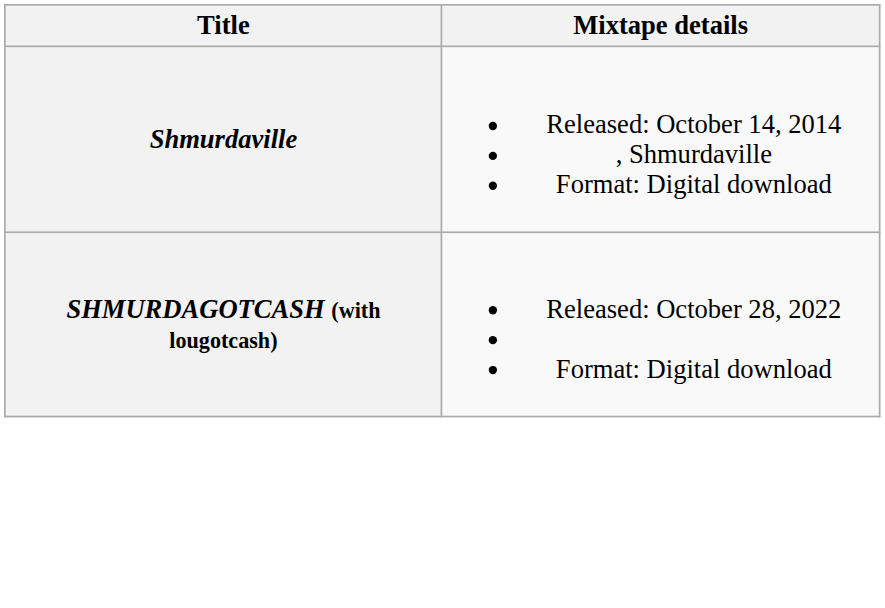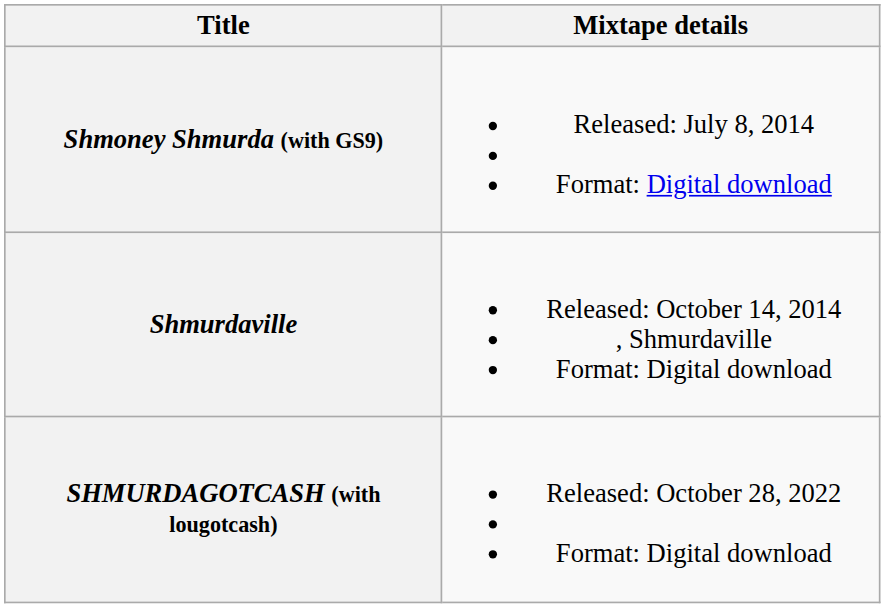+ row: (223, 139)
